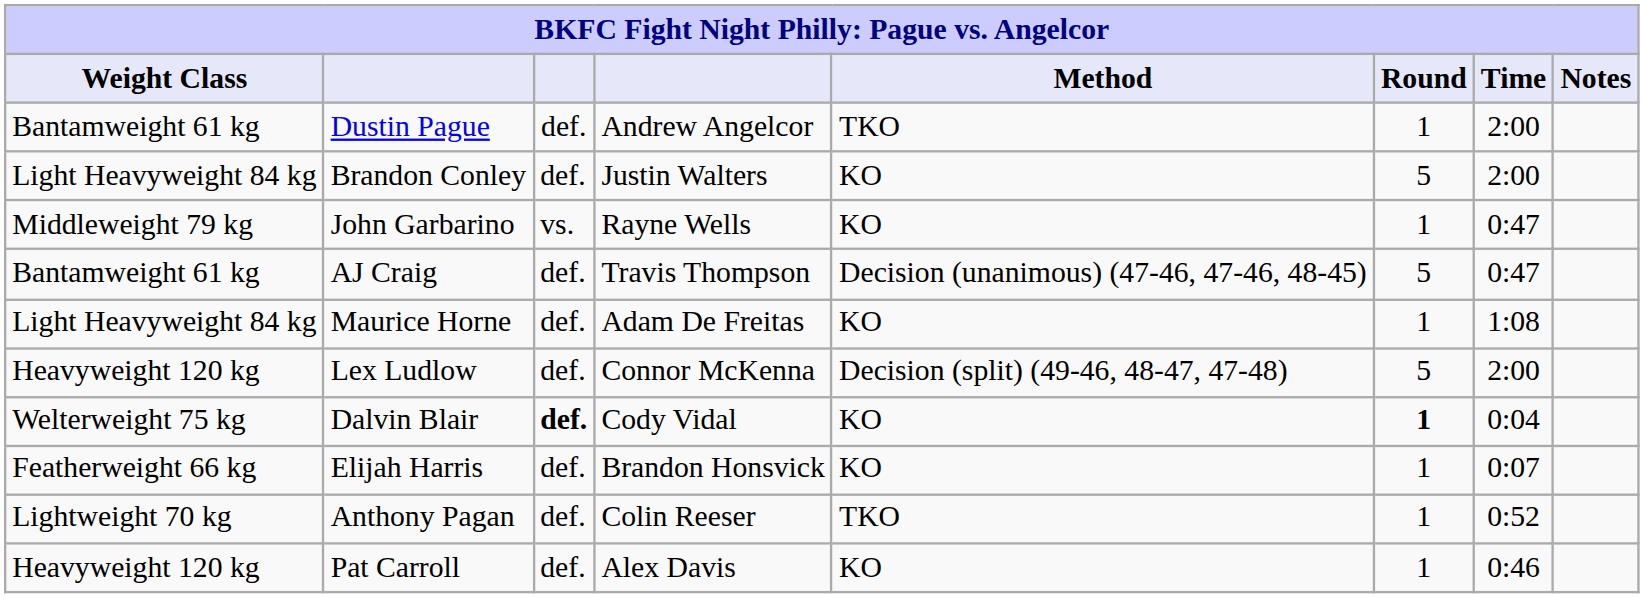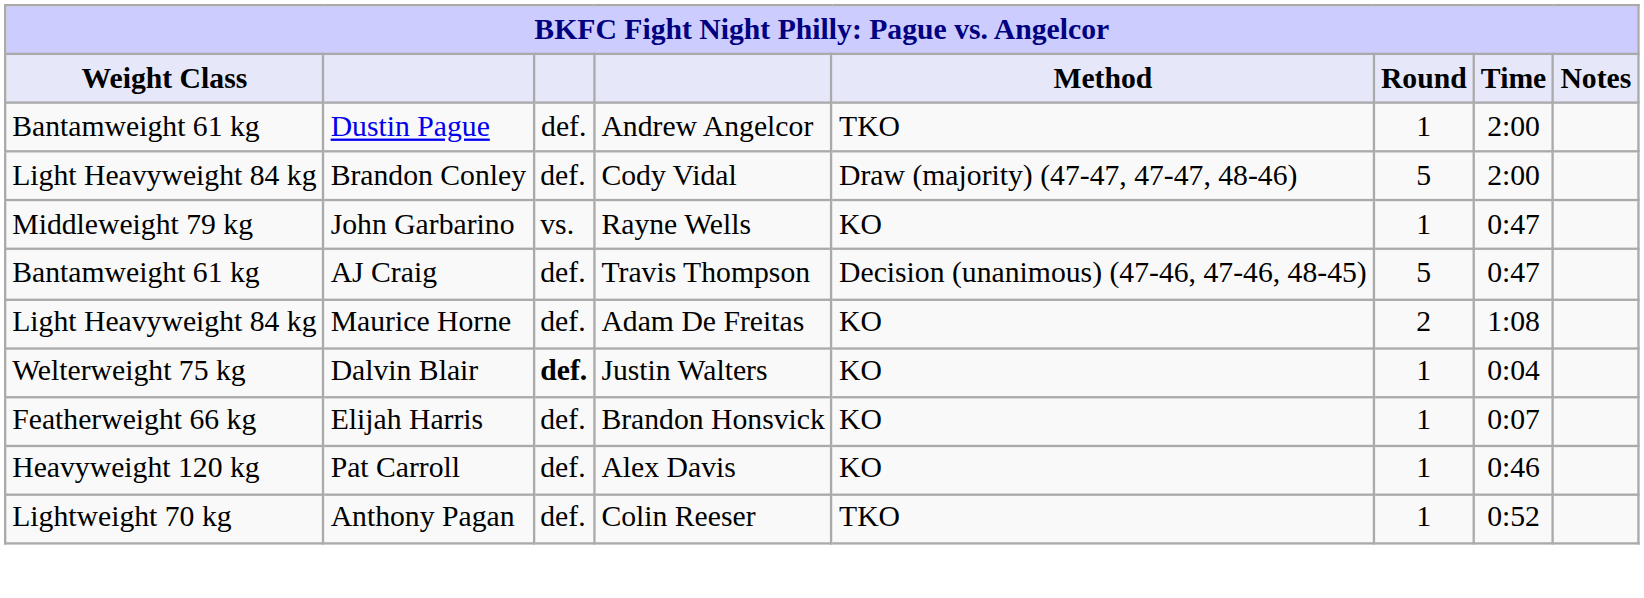(684, 175) Justin Walters -> (669, 175) Cody Vidal
(860, 175) KO -> (1068, 175) Draw (majority) (47-47, 47-47, 48-46)
(1424, 322) 1 -> (1424, 322) 2
- row: (404, 371)
(669, 420) Cody Vidal -> (684, 371) Justin Walters
(1424, 420) bold -> (1424, 371) normal
rows swapped: (395, 567) <-> (423, 518)
